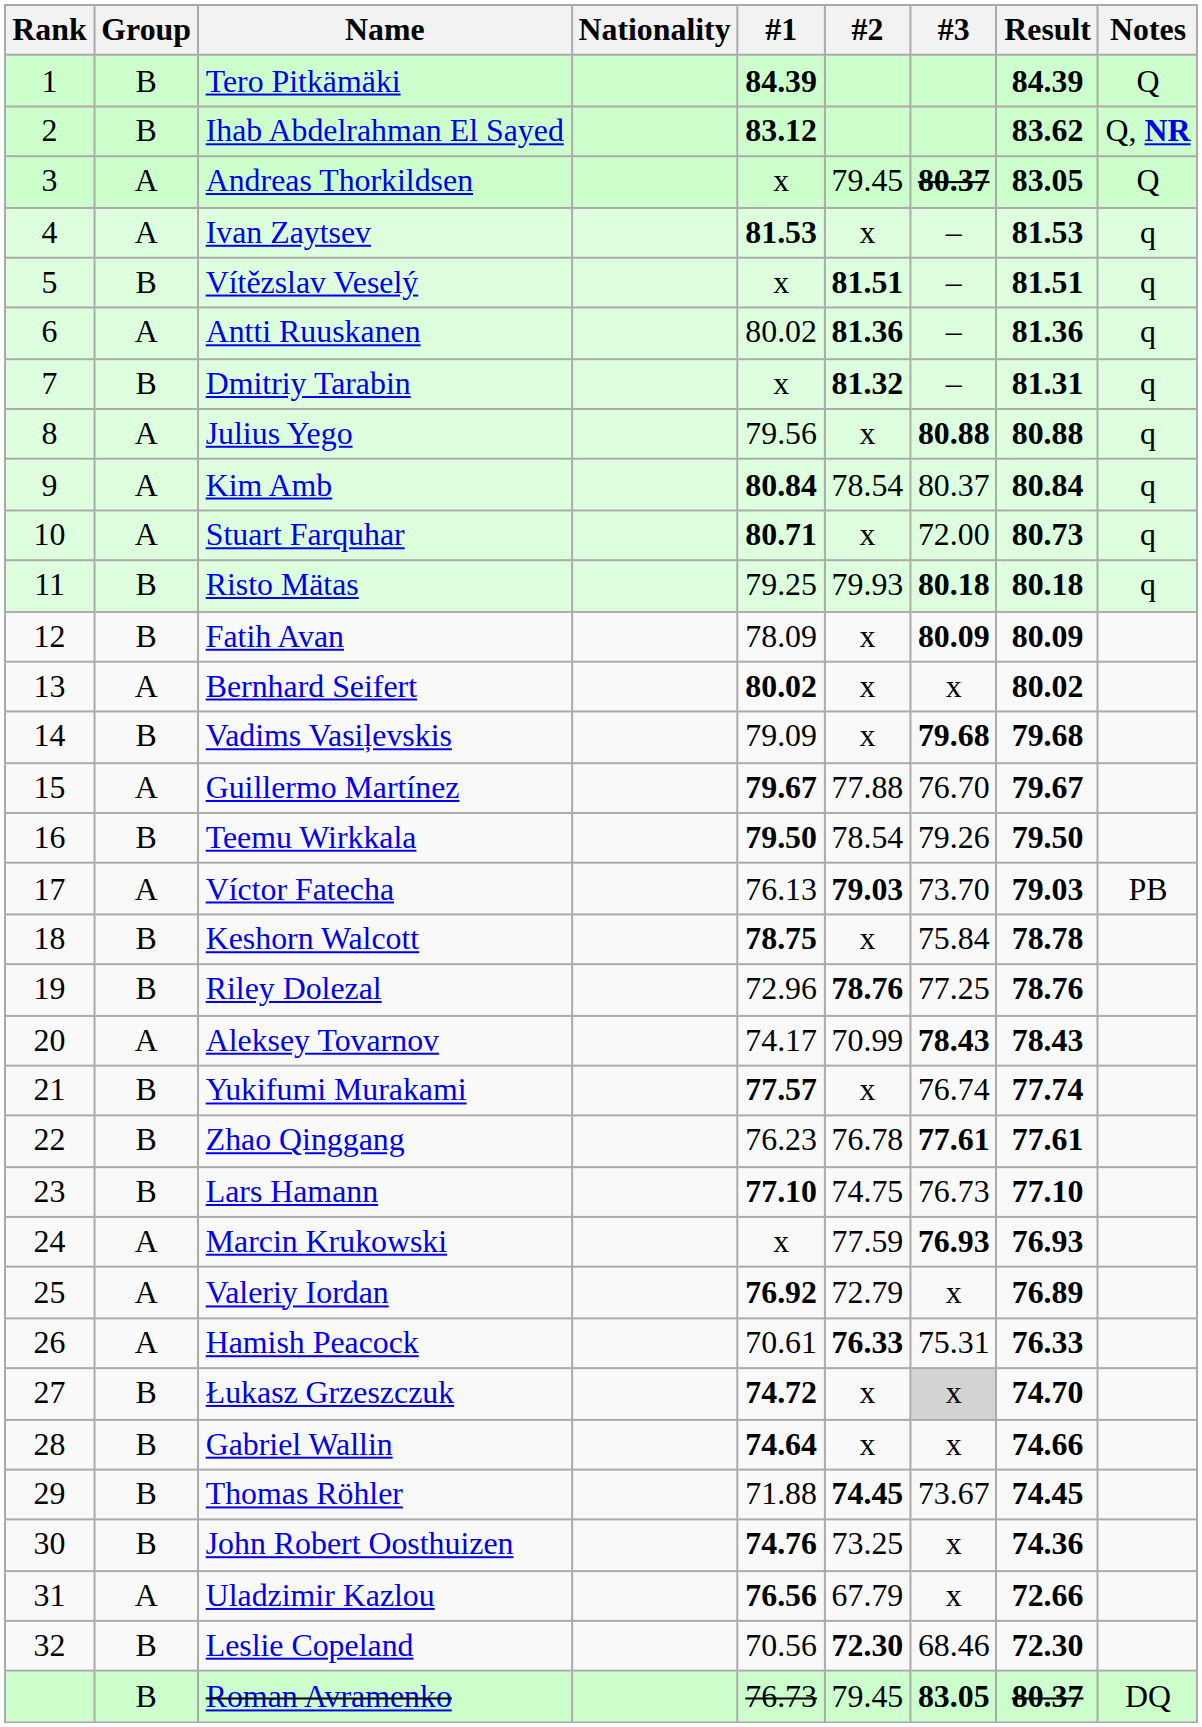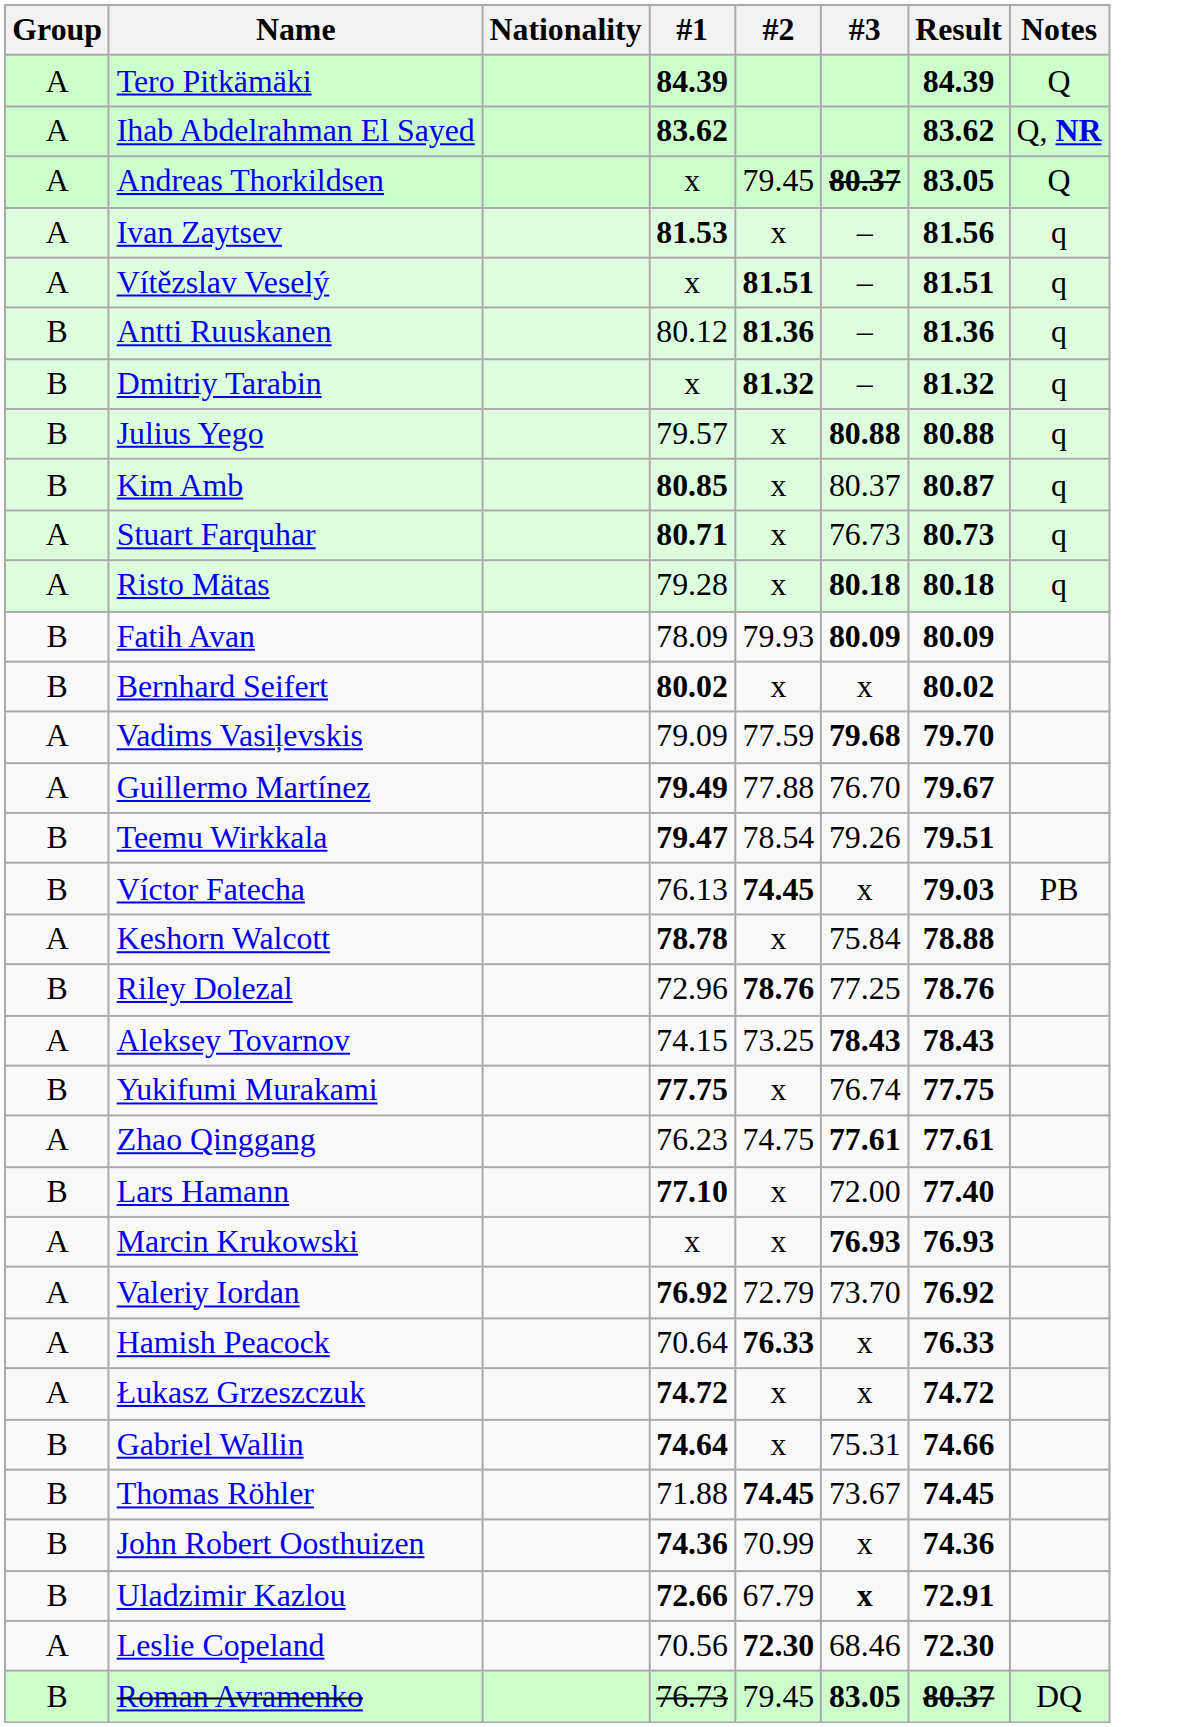- column: (50, 29)
(146, 80) B -> (57, 80) A
(146, 130) B -> (57, 130) A
(781, 130) 83.12 -> (692, 130) 83.62
(1048, 231) 81.53 -> (959, 231) 81.56
(146, 282) B -> (57, 282) A
(146, 332) A -> (57, 332) B
(781, 332) 80.02 -> (692, 332) 80.12
(1048, 383) 81.31 -> (959, 383) 81.32
(146, 433) A -> (57, 433) B
(781, 433) 79.56 -> (692, 433) 79.57
(146, 484) A -> (57, 484) B
(781, 484) 80.84 -> (692, 484) 80.85
(867, 484) 78.54 -> (778, 484) x
(1048, 484) 80.84 -> (959, 484) 80.87
(954, 534) 72.00 -> (865, 534) 76.73
(146, 585) B -> (57, 585) A
(781, 585) 79.25 -> (692, 585) 79.28
(867, 585) 79.93 -> (778, 585) x
(867, 635) x -> (778, 635) 79.93
(146, 686) A -> (57, 686) B
(146, 736) B -> (57, 736) A
(867, 736) x -> (778, 736) 77.59
(1048, 736) 79.68 -> (959, 736) 79.70
(781, 787) 79.67 -> (692, 787) 79.49
(781, 837) 79.50 -> (692, 837) 79.47
(1048, 837) 79.50 -> (959, 837) 79.51
(146, 888) A -> (57, 888) B
(867, 888) 79.03 -> (778, 888) 74.45
(954, 888) 73.70 -> (865, 888) x
(146, 938) B -> (57, 938) A
(781, 938) 78.75 -> (692, 938) 78.78
(1048, 938) 78.78 -> (959, 938) 78.88
(781, 1039) 74.17 -> (692, 1039) 74.15
(867, 1039) 70.99 -> (778, 1039) 73.25
(781, 1090) 77.57 -> (692, 1090) 77.75
(1048, 1090) 77.74 -> (959, 1090) 77.75
(146, 1140) B -> (57, 1140) A
(867, 1140) 76.78 -> (778, 1140) 74.75
(867, 1191) 74.75 -> (778, 1191) x
(954, 1191) 76.73 -> (865, 1191) 72.00
(1048, 1191) 77.10 -> (959, 1191) 77.40
(867, 1241) 77.59 -> (778, 1241) x
(954, 1292) x -> (865, 1292) 73.70
(1048, 1292) 76.89 -> (959, 1292) 76.92
(781, 1342) 70.61 -> (692, 1342) 70.64
(954, 1342) 75.31 -> (865, 1342) x
(146, 1393) B -> (57, 1393) A
(954, 1393) lightgrey background -> (865, 1393) no background
(1048, 1393) 74.70 -> (959, 1393) 74.72
(954, 1443) x -> (865, 1443) 75.31
(781, 1544) 74.76 -> (692, 1544) 74.36
(867, 1544) 73.25 -> (778, 1544) 70.99
(146, 1595) A -> (57, 1595) B
(781, 1595) 76.56 -> (692, 1595) 72.66
(954, 1595) normal -> (865, 1595) bold
(1048, 1595) 72.66 -> (959, 1595) 72.91
(146, 1645) B -> (57, 1645) A
